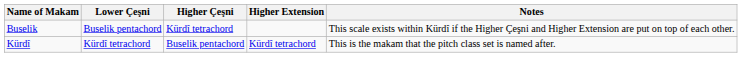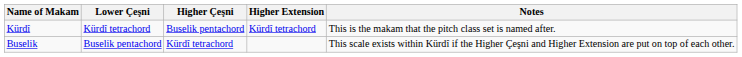rows swapped: (18, 44) <-> (22, 28)
